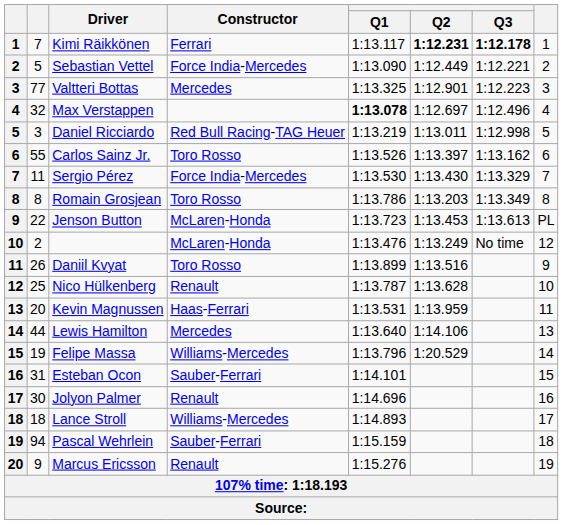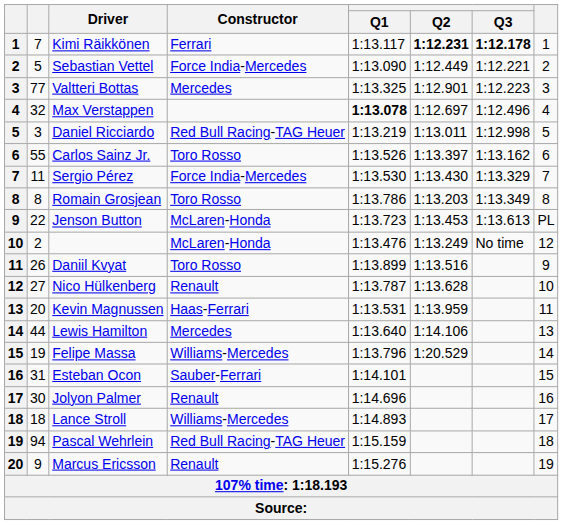(38, 287) 25 -> (38, 287) 27
(216, 441) Sauber-Ferrari -> (258, 441) Red Bull Racing-TAG Heuer
